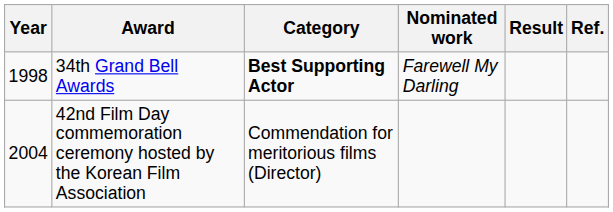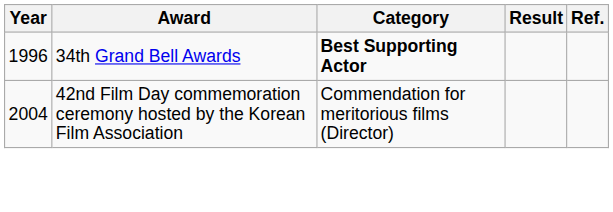- column: (452, 28)
(28, 76) 1998 -> (28, 56) 1996
